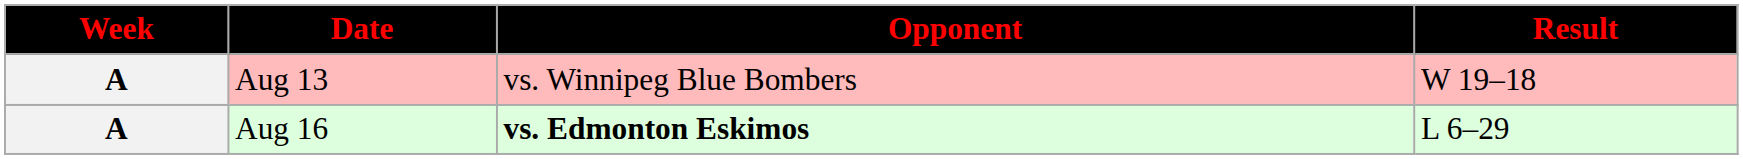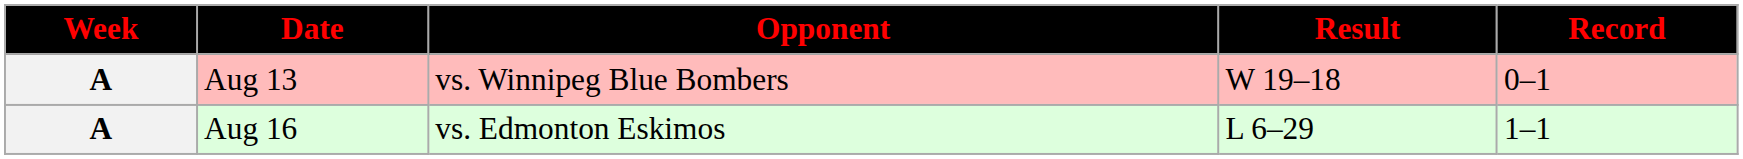+ column: (1617, 29)
(656, 128) bold -> (580, 128) normal
